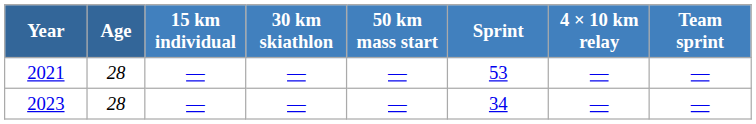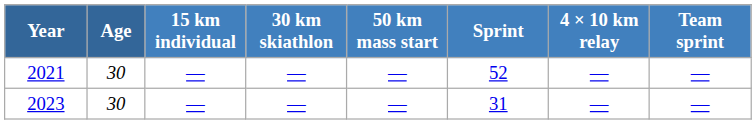(116, 73) 28 -> (116, 73) 30
(498, 73) 53 -> (498, 73) 52
(116, 103) 28 -> (116, 103) 30
(498, 103) 34 -> (498, 103) 31
